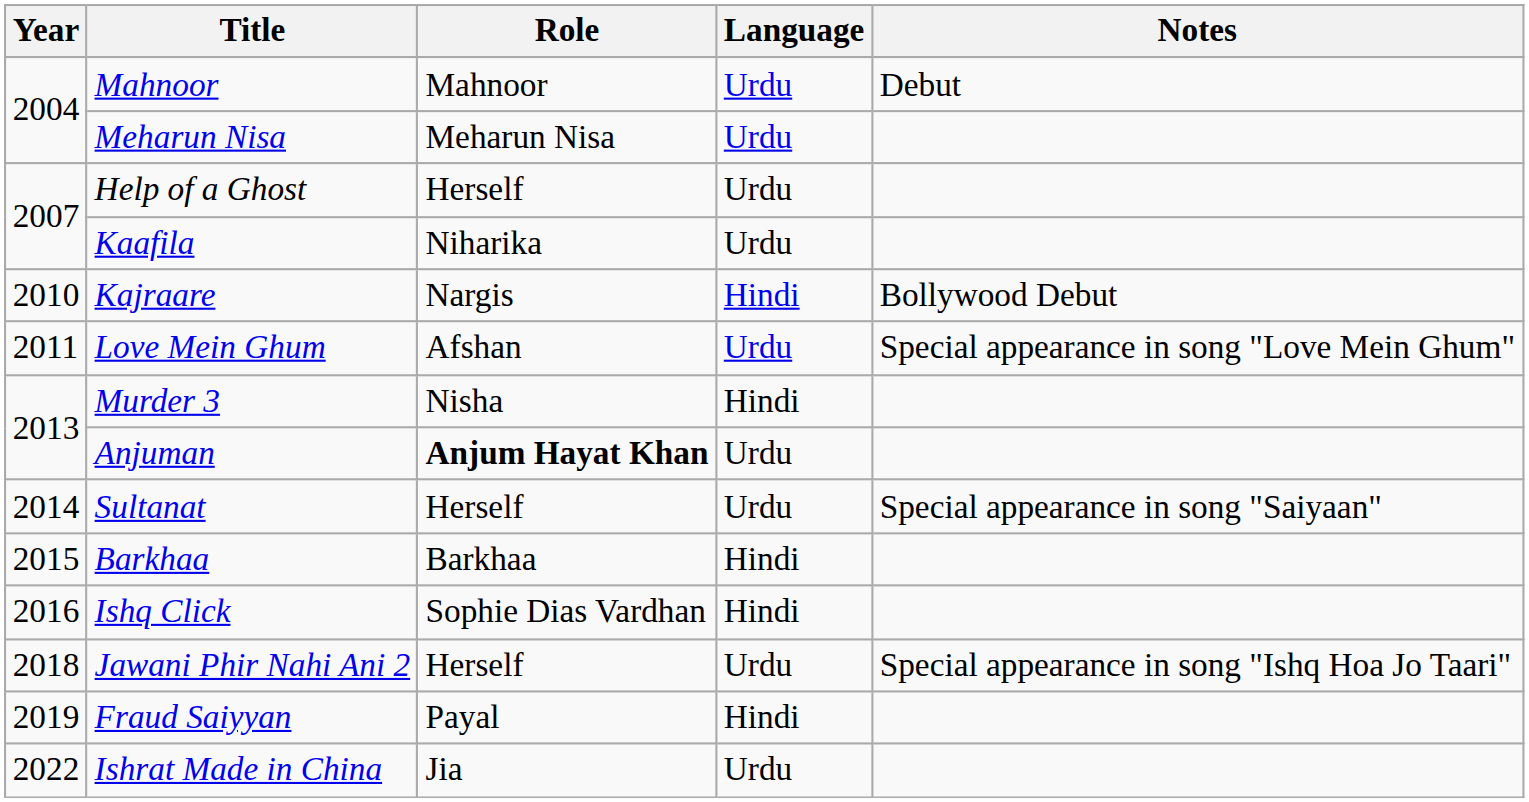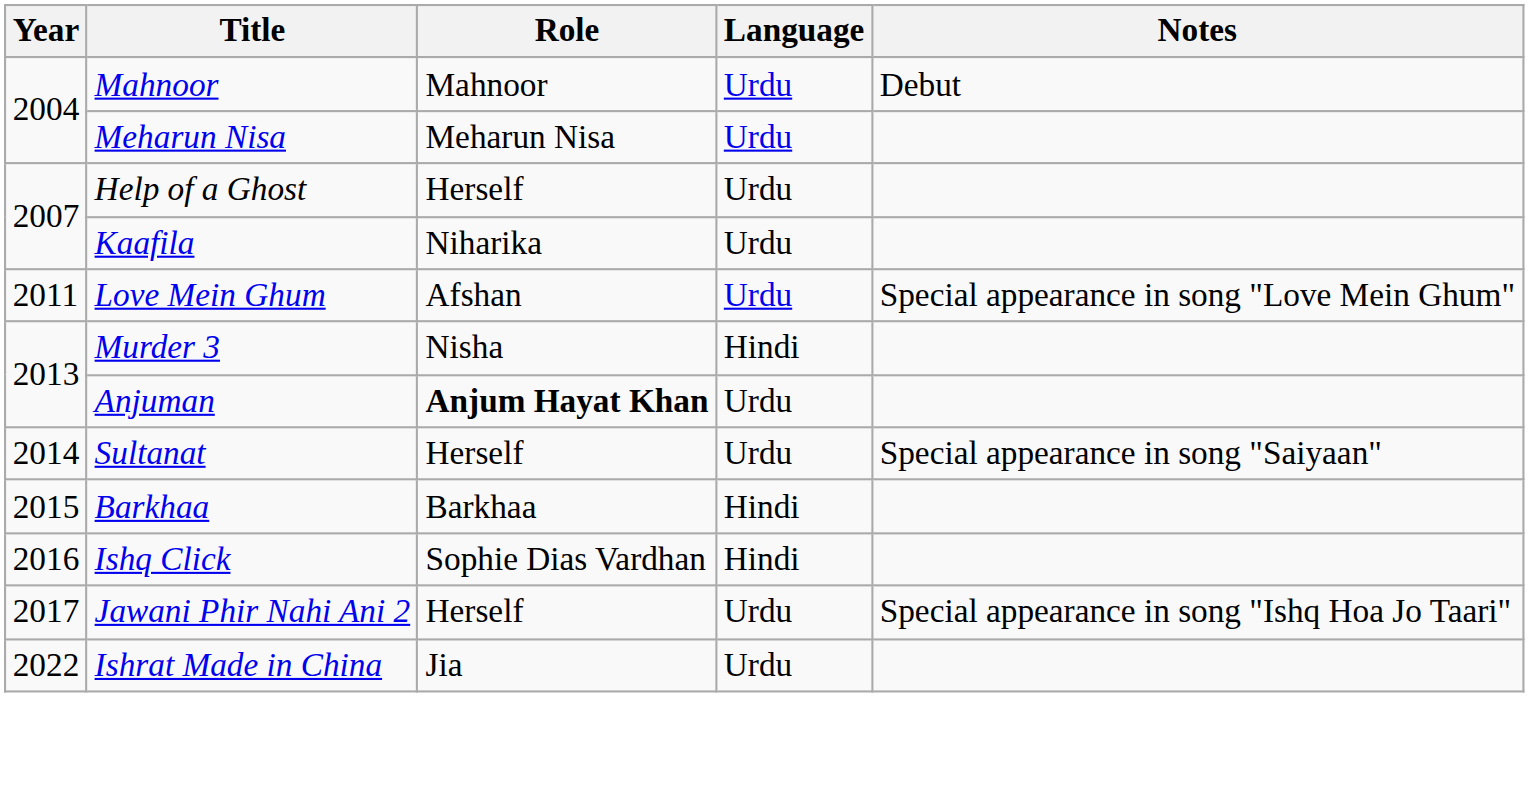- row: (155, 294)
(46, 664) 2018 -> (46, 611) 2017
- row: (193, 717)
